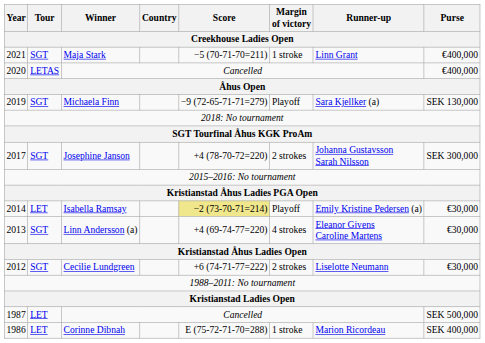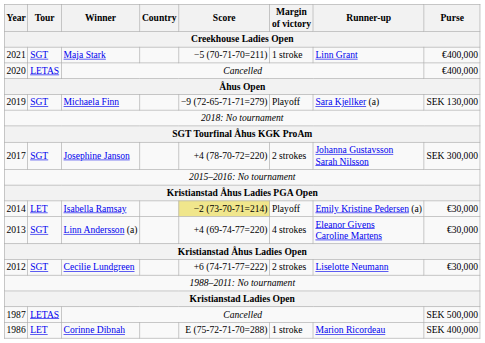(39, 315) LET -> (45, 315) LETAS
